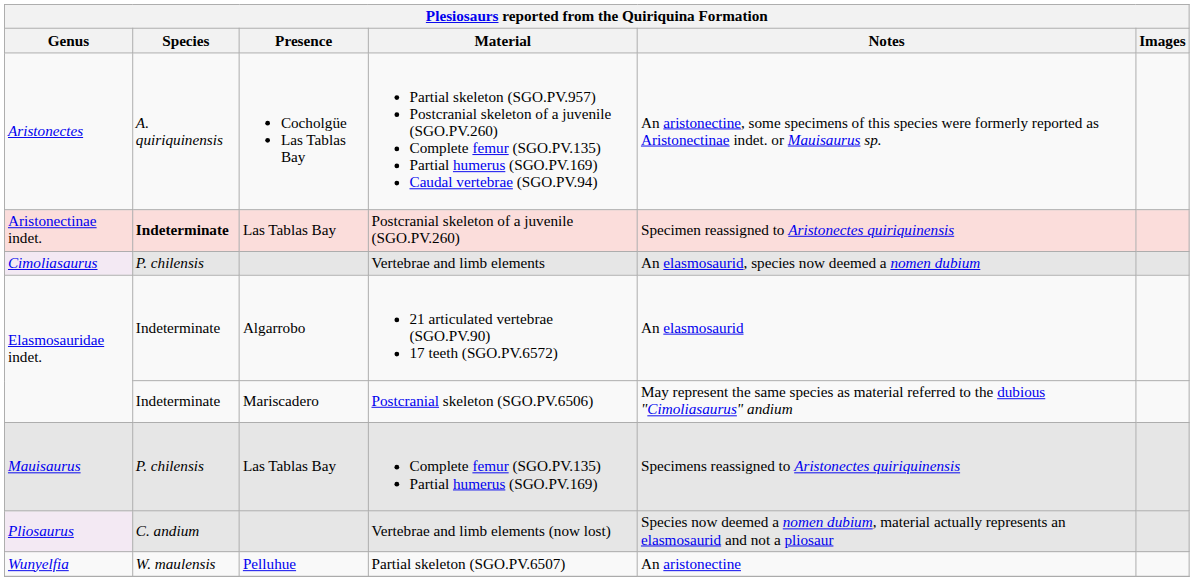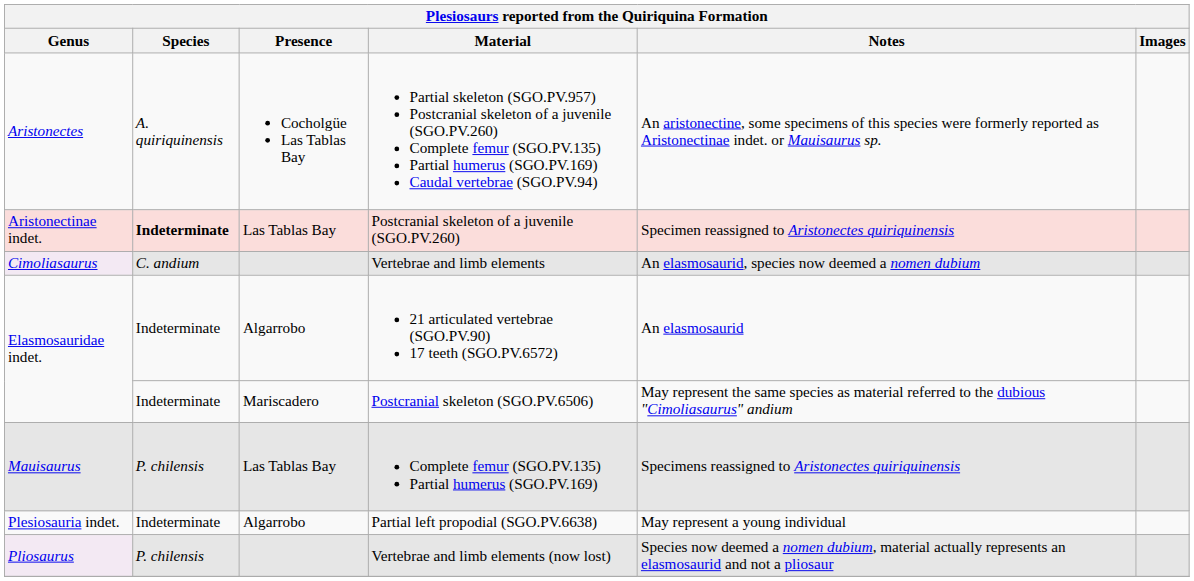(170, 263) P. chilensis -> (168, 263) C. andium
+ row: (484, 522)
(168, 531) C. andium -> (170, 555) P. chilensis
- row: (468, 564)
